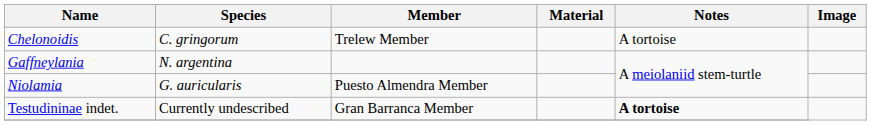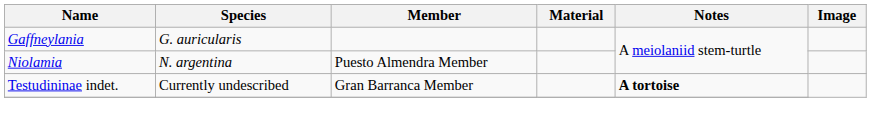- row: (43, 39)
(195, 62) N. argentina -> (200, 39) G. auricularis
(200, 85) G. auricularis -> (195, 62) N. argentina
